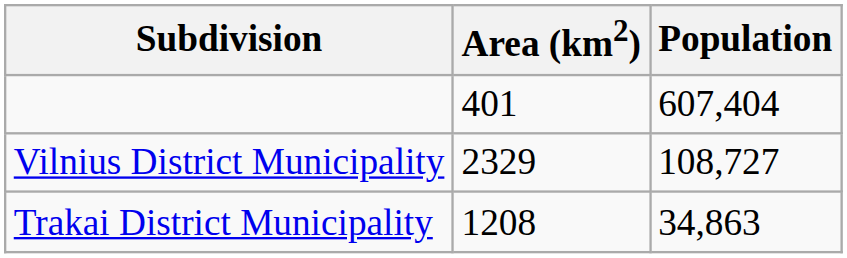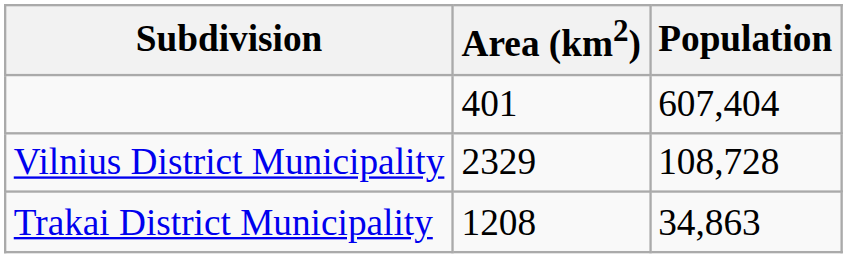(719, 162) 108,727 -> (719, 162) 108,728
